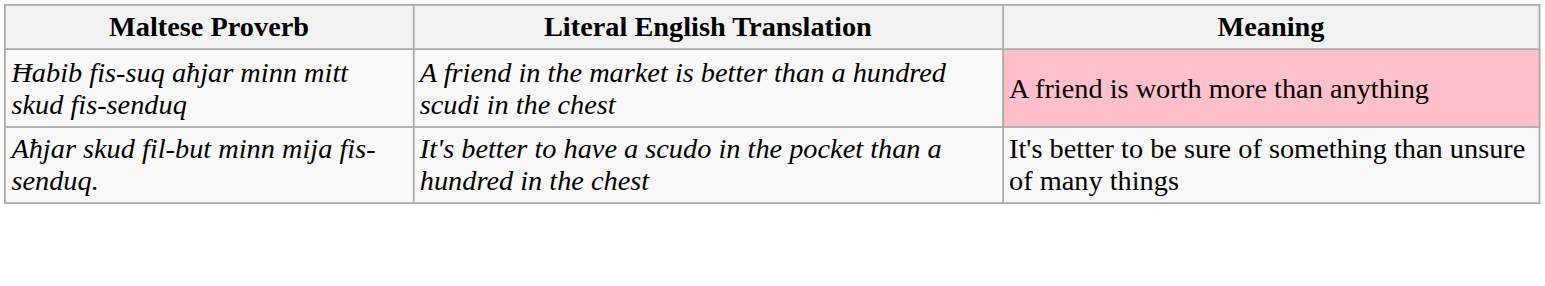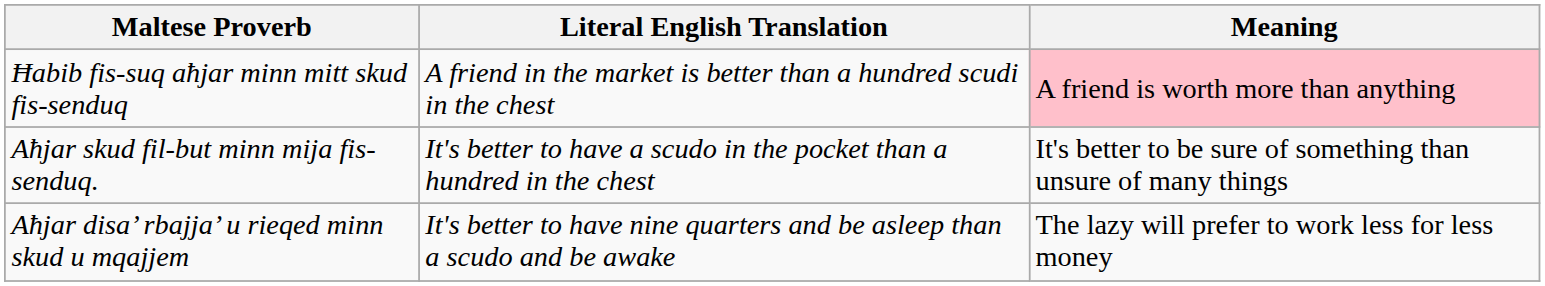+ row: (197, 241)
